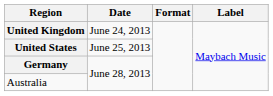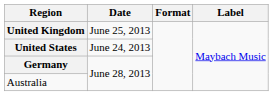(120, 30) June 24, 2013 -> (120, 30) June 25, 2013
(120, 47) June 25, 2013 -> (120, 47) June 24, 2013
